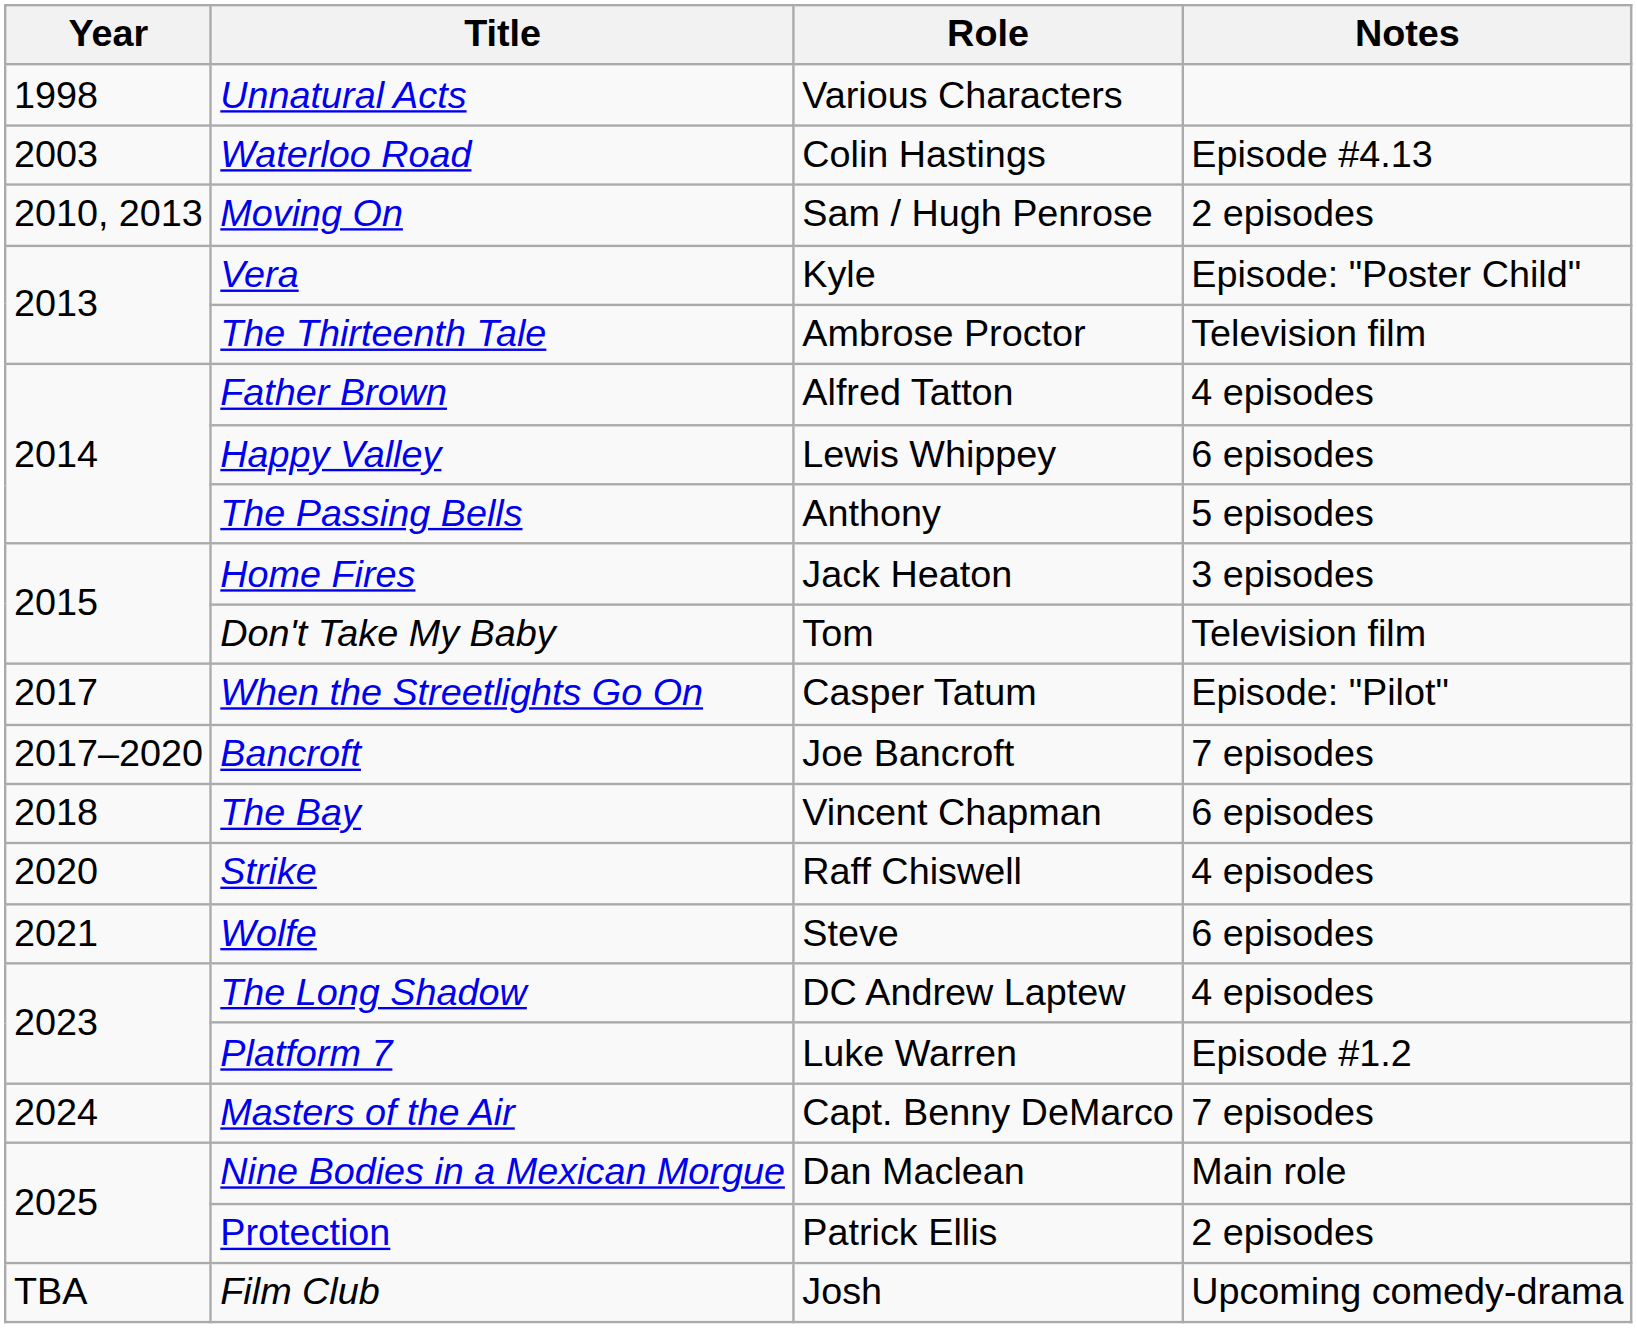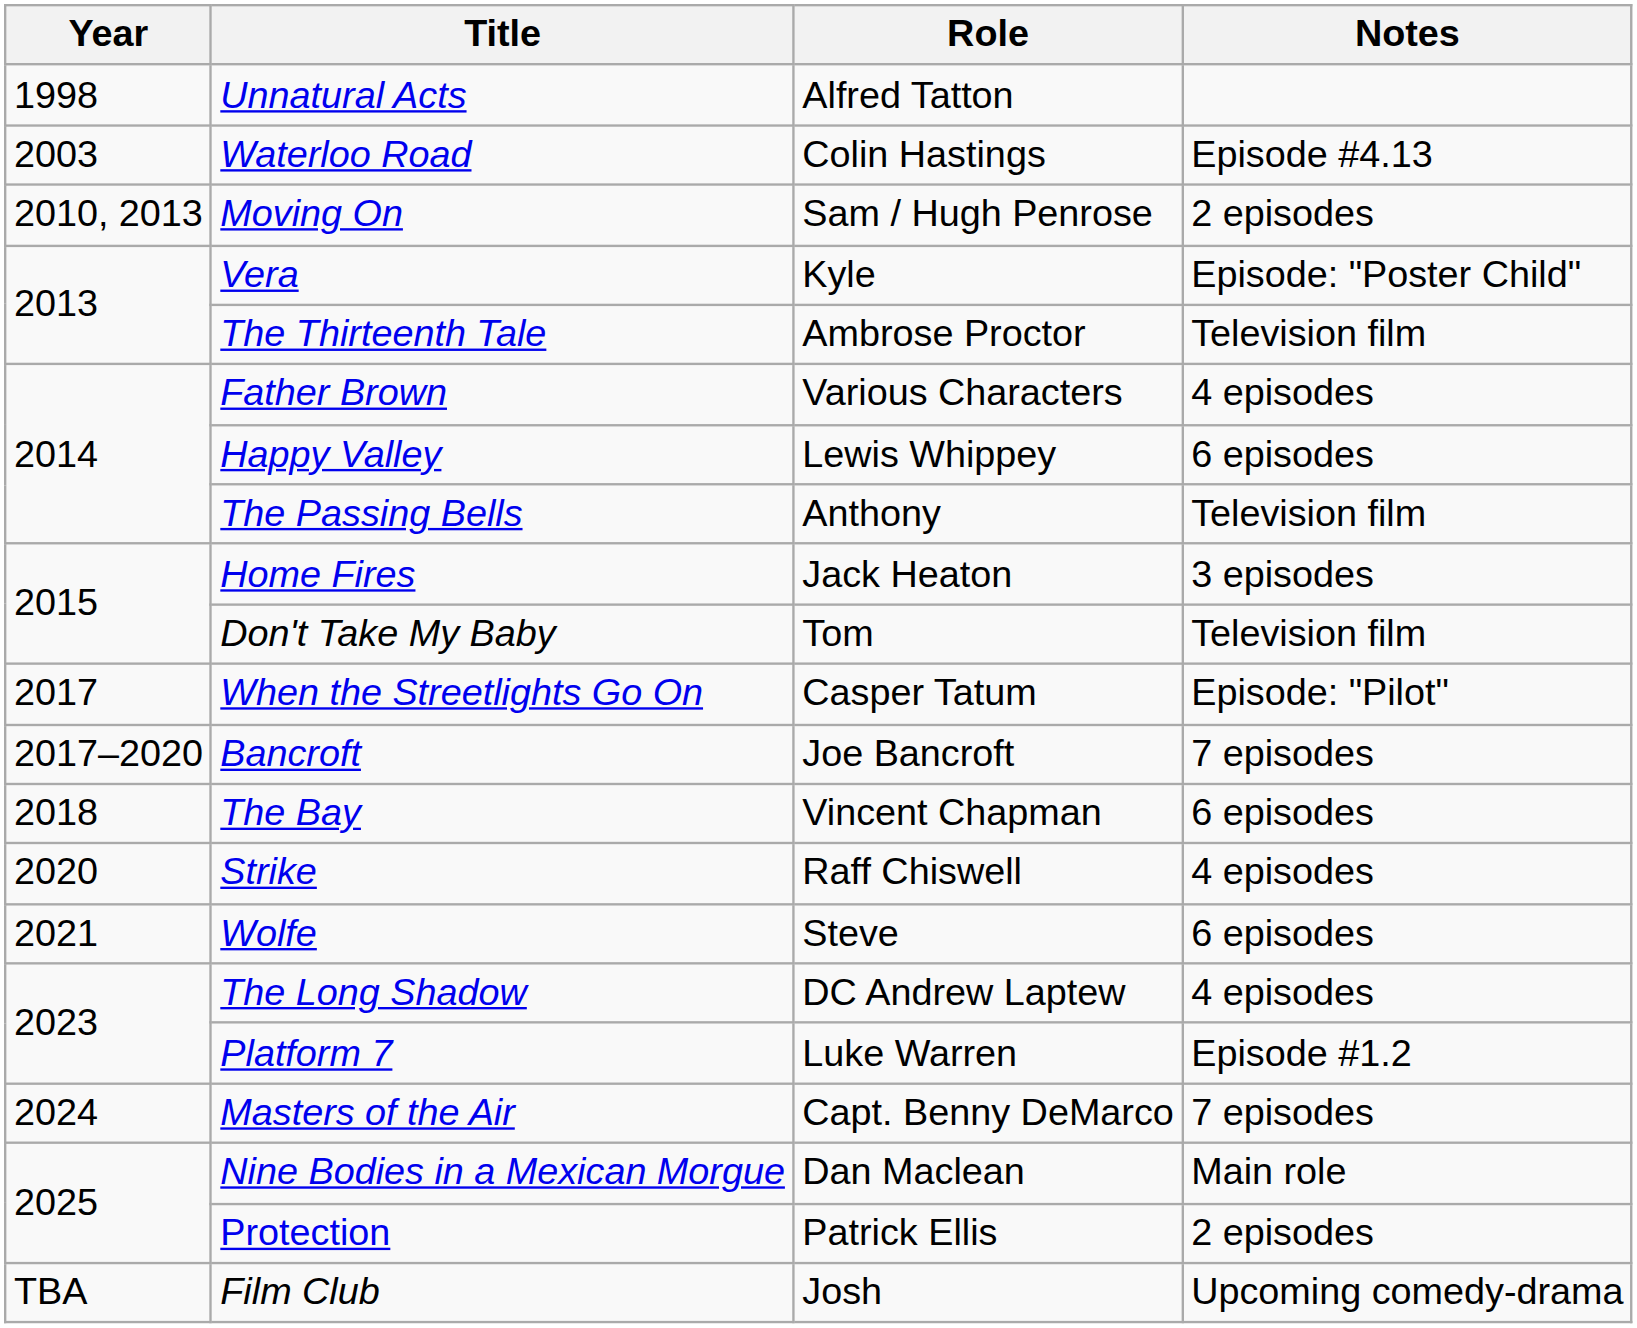(963, 94) Various Characters -> (908, 94) Alfred Tatton
(908, 393) Alfred Tatton -> (963, 393) Various Characters
(1283, 513) 5 episodes -> (1309, 513) Television film
